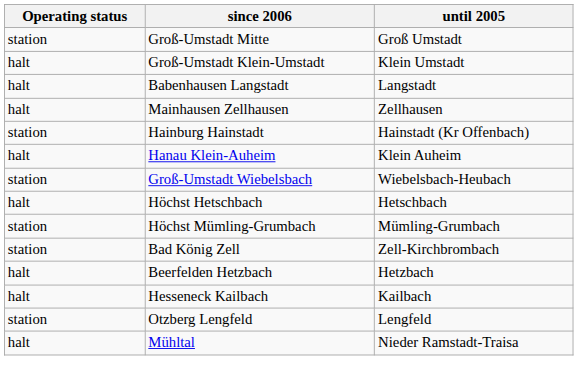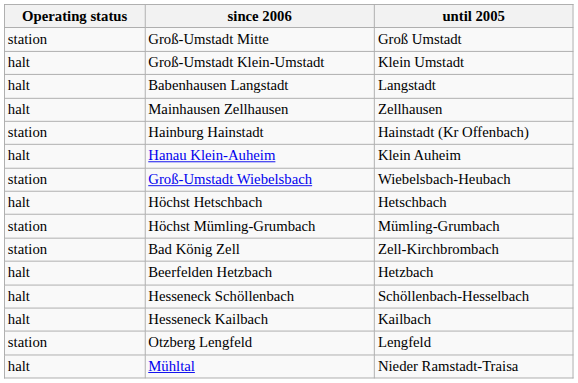+ row: (221, 296)
